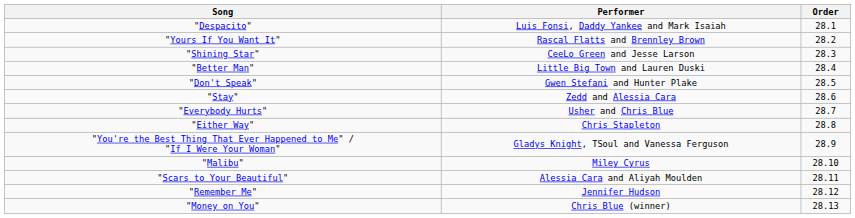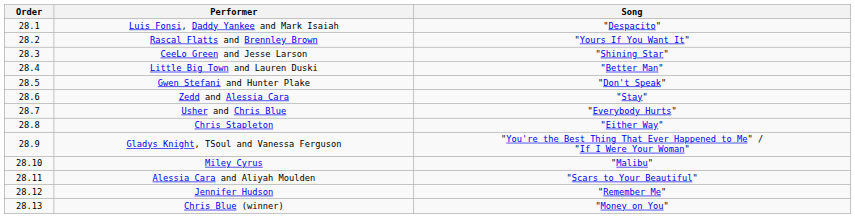columns swapped: (826, 11) <-> (223, 11)
